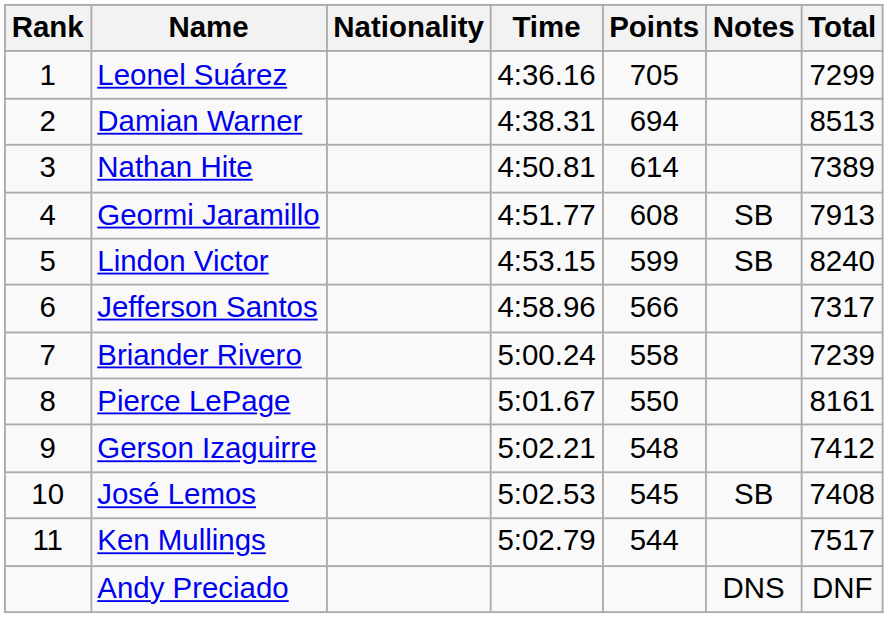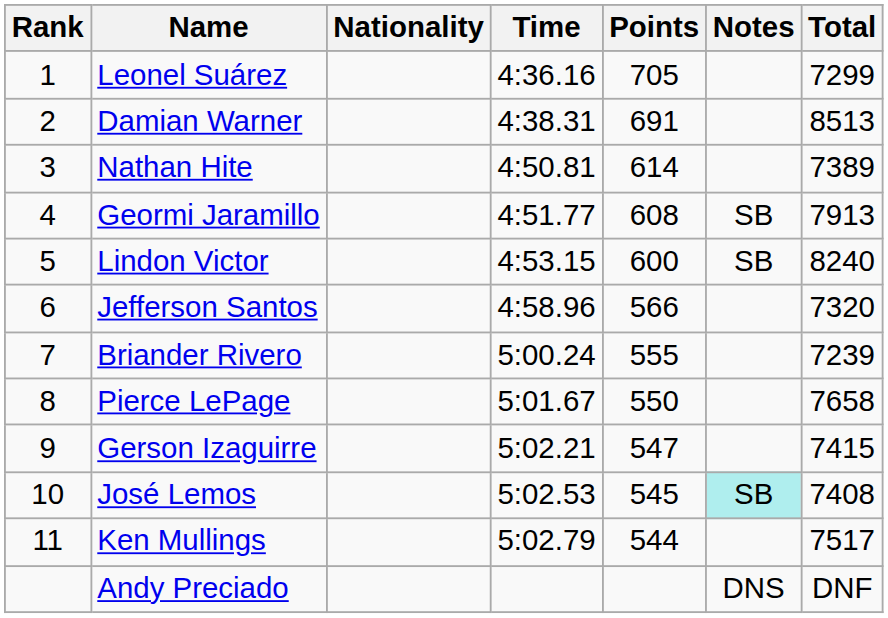(654, 121) 694 -> (654, 121) 691
(654, 261) 599 -> (654, 261) 600
(842, 307) 7317 -> (842, 307) 7320
(654, 354) 558 -> (654, 354) 555
(842, 401) 8161 -> (842, 401) 7658
(654, 448) 548 -> (654, 448) 547
(842, 448) 7412 -> (842, 448) 7415
(754, 494) no background -> (754, 494) paleturquoise background
